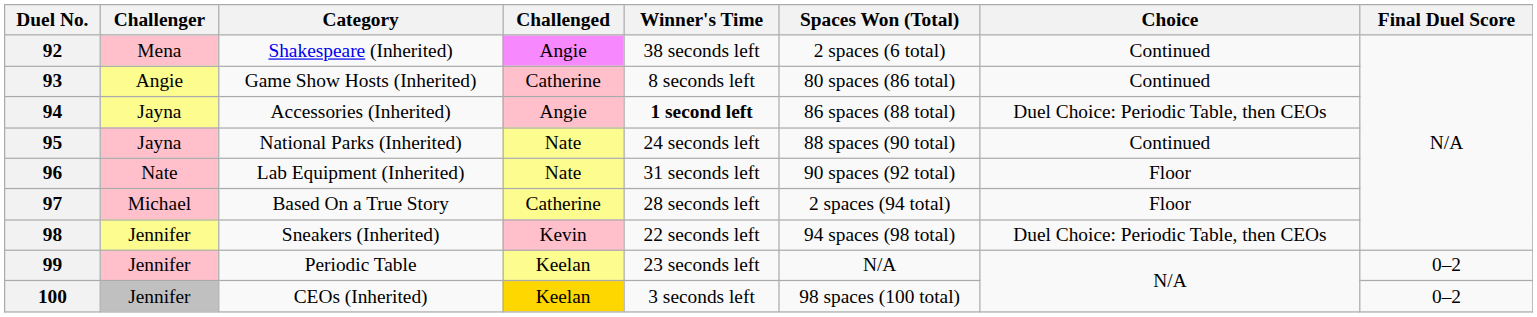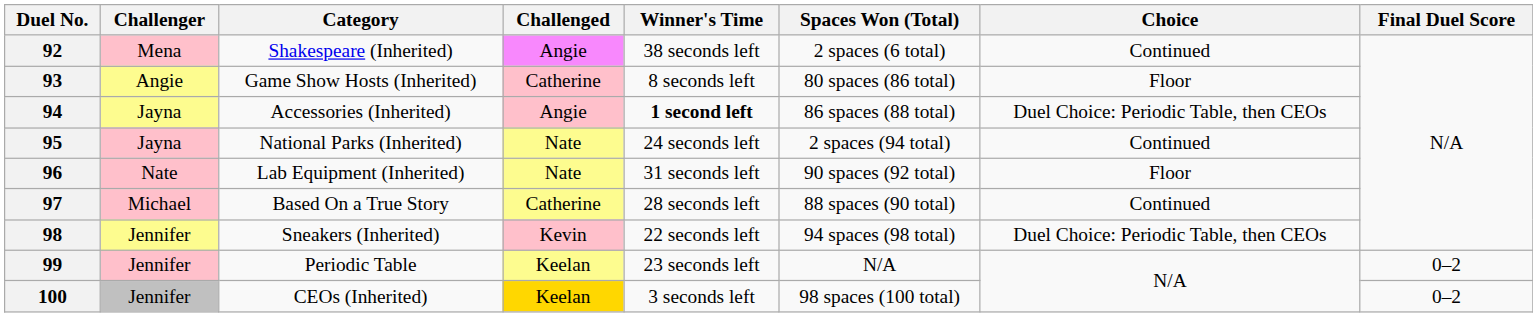(1170, 81) Continued -> (1170, 81) Floor
(880, 142) 88 spaces (90 total) -> (880, 142) 2 spaces (94 total)
(880, 204) 2 spaces (94 total) -> (880, 204) 88 spaces (90 total)
(1170, 204) Floor -> (1170, 204) Continued
